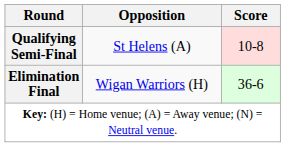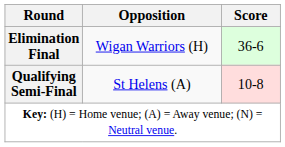rows swapped: (44, 45) <-> (44, 84)
